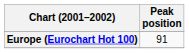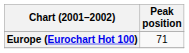(162, 39) 91 -> (162, 39) 71
